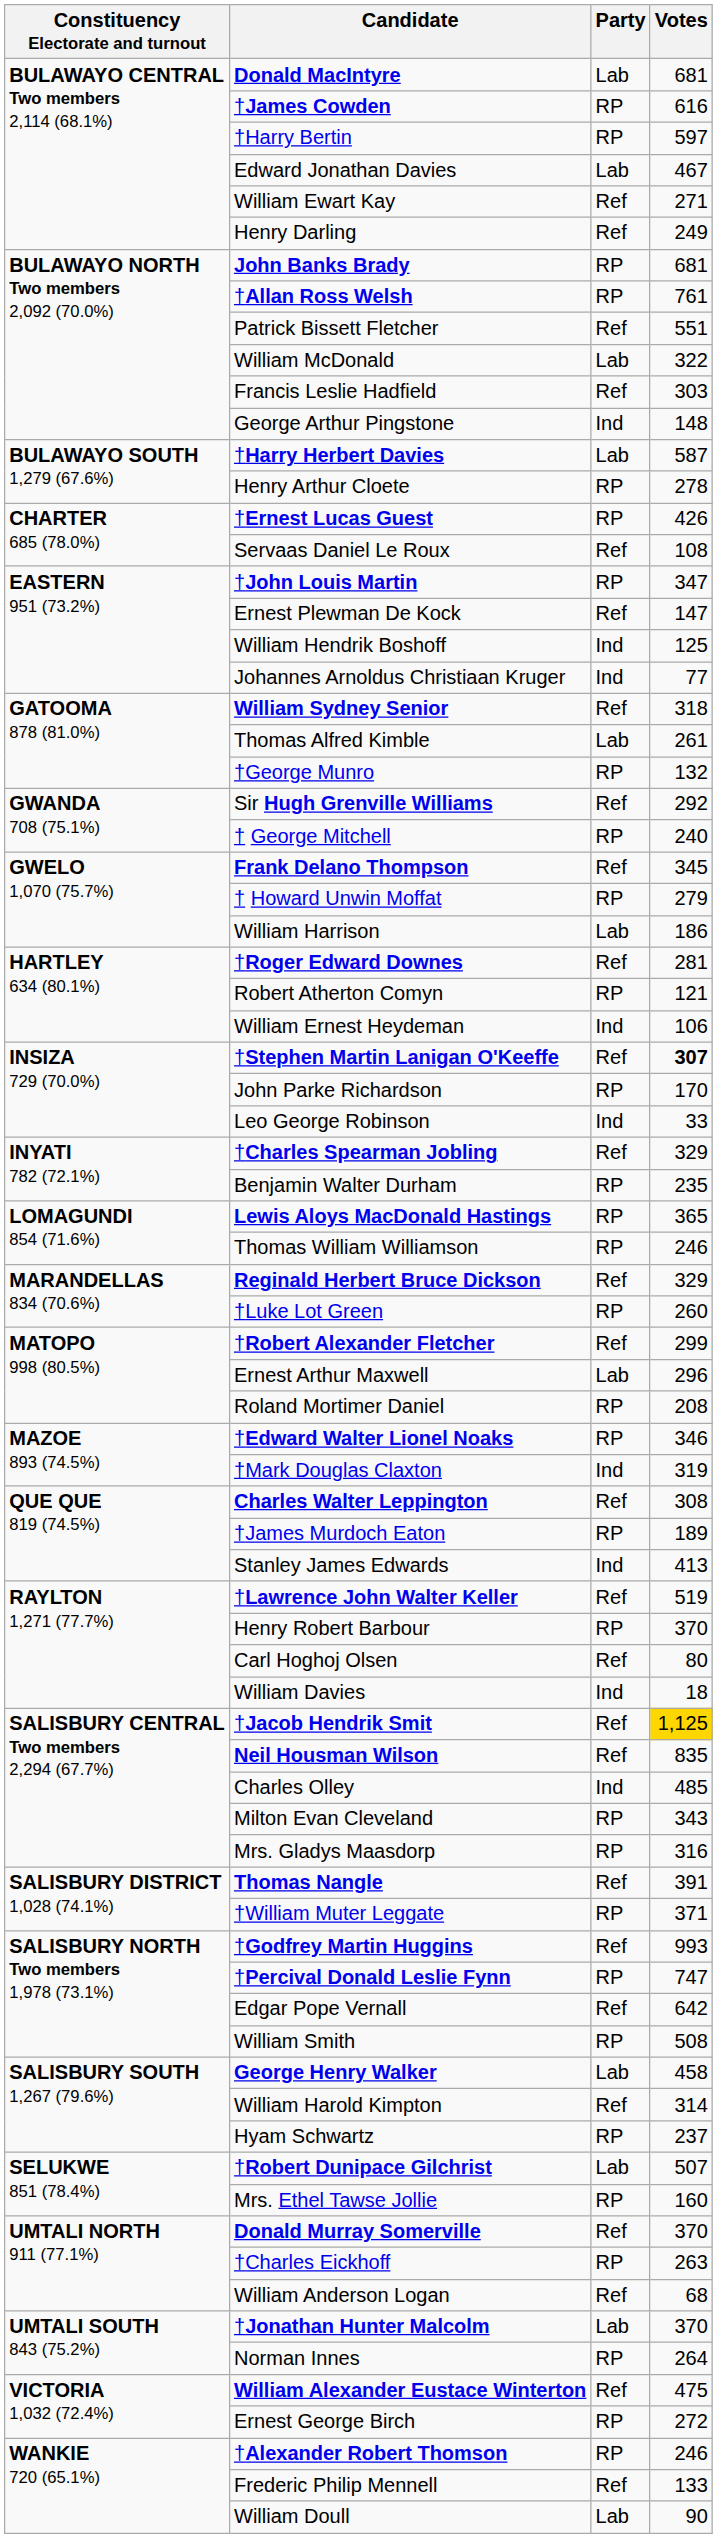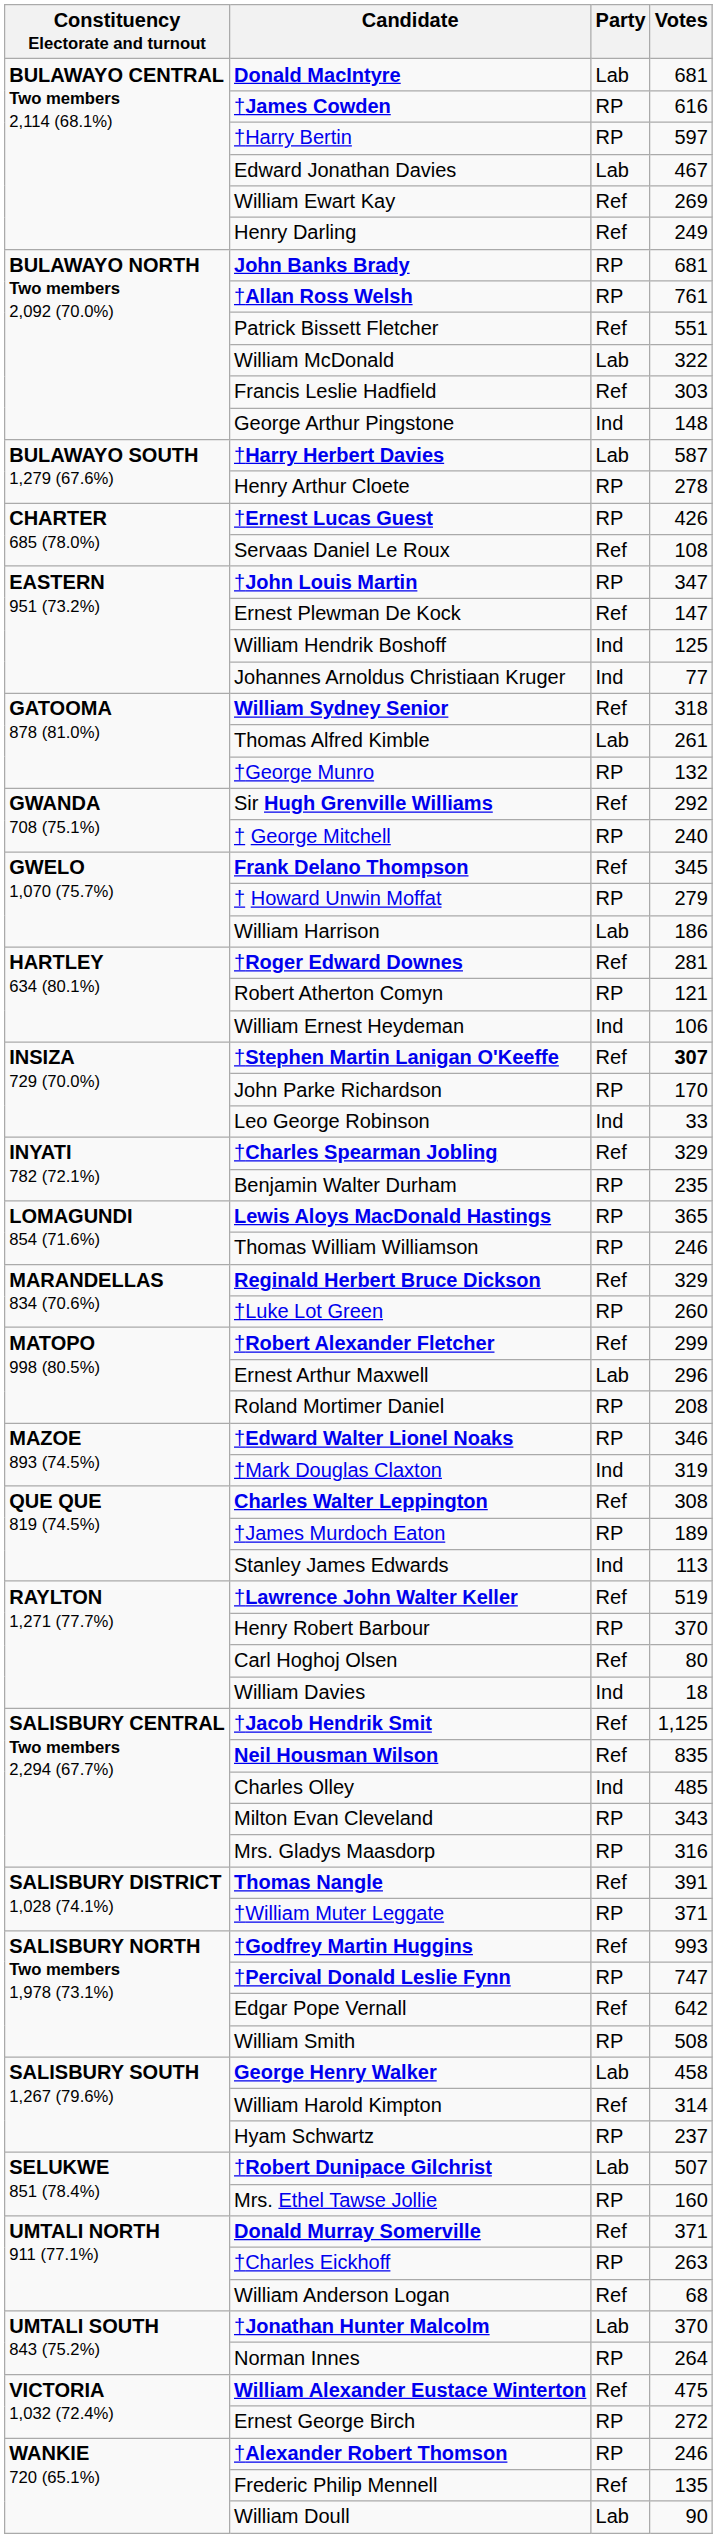(691, 201) 271 -> (691, 201) 269
(691, 1565) 413 -> (692, 1565) 113
(683, 1723) gold background -> (683, 1723) no background
(691, 2231) 370 -> (691, 2231) 371
(691, 2485) 133 -> (691, 2485) 135
